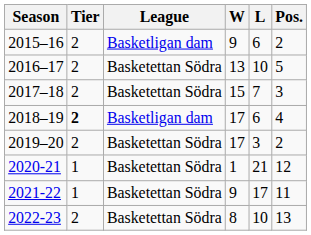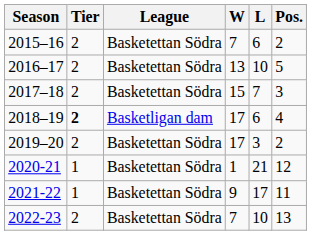(160, 42) Basketligan dam -> (164, 42) Basketettan Södra
(233, 42) 9 -> (233, 42) 7
(233, 218) 8 -> (233, 218) 7
